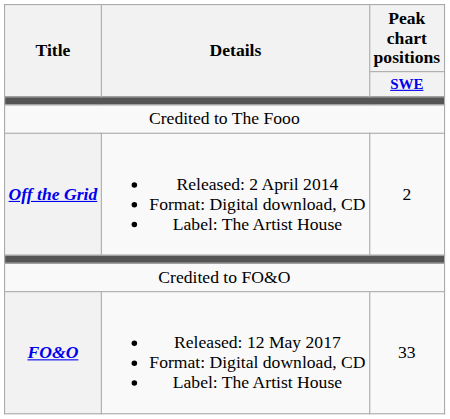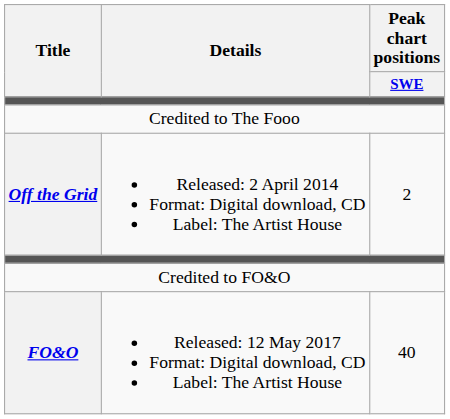(407, 352) 33 -> (407, 352) 40
